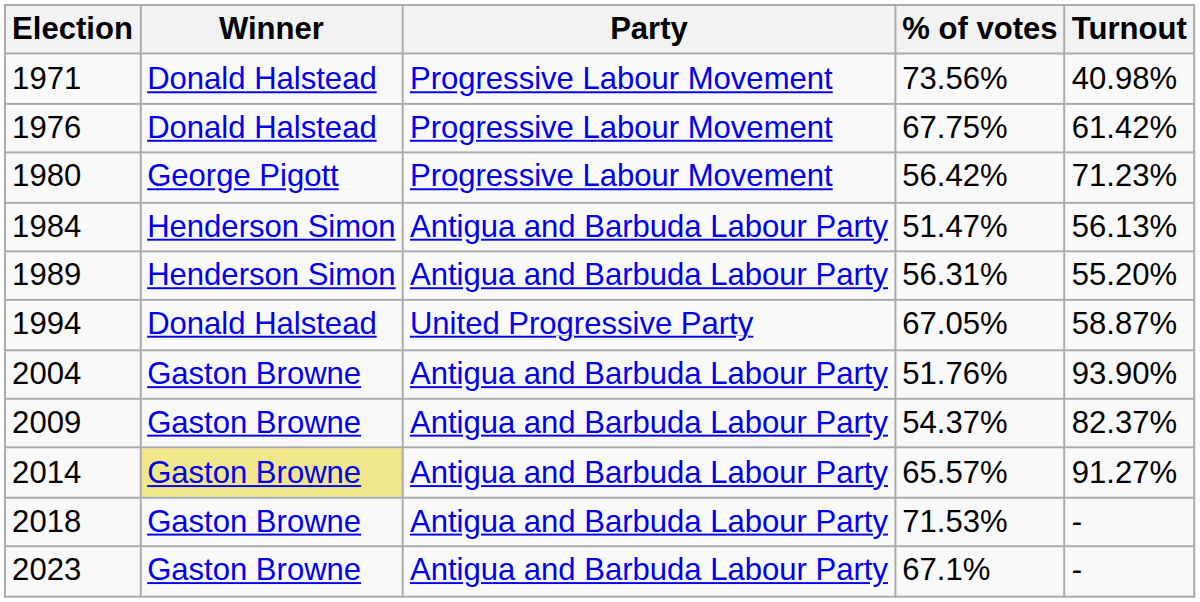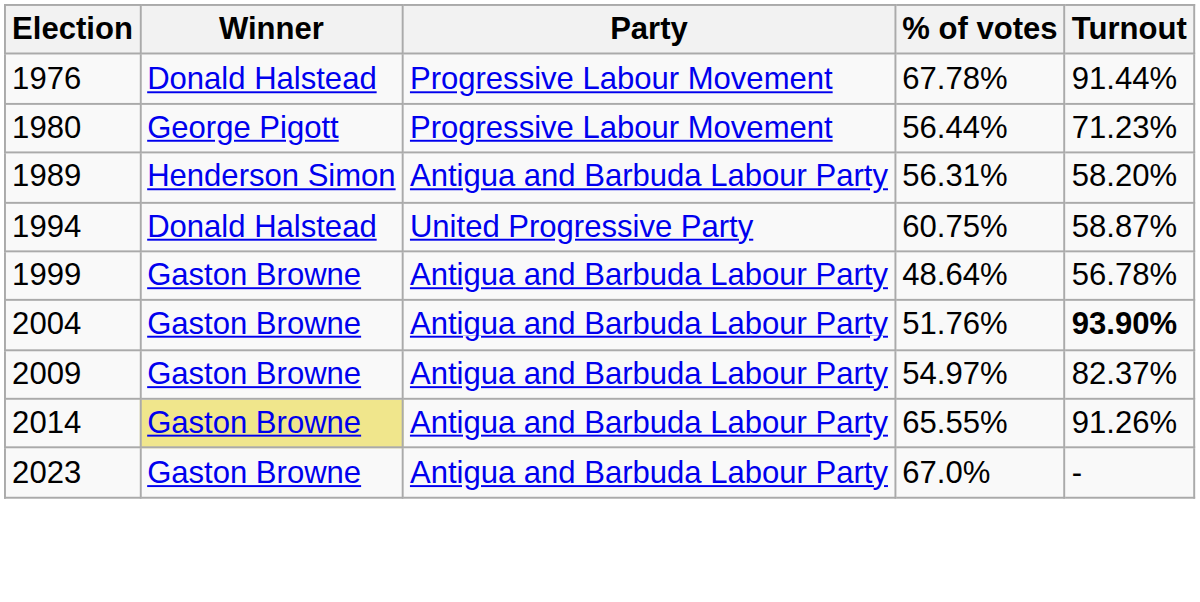- row: (47, 78)
(955, 127) 67.75% -> (955, 78) 67.78%
(1124, 127) 61.42% -> (1124, 78) 91.44%
(955, 176) 56.42% -> (955, 127) 56.44%
- row: (47, 226)
(1124, 275) 55.20% -> (1124, 176) 58.20%
(955, 324) 67.05% -> (955, 226) 60.75%
+ row: (47, 275)
(1124, 373) normal -> (1124, 324) bold
(955, 422) 54.37% -> (955, 373) 54.97%
(955, 472) 65.57% -> (955, 422) 65.55%
(1124, 472) 91.27% -> (1124, 422) 91.26%
- row: (47, 521)
(946, 570) 67.1% -> (946, 472) 67.0%
